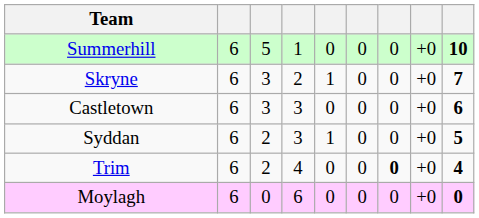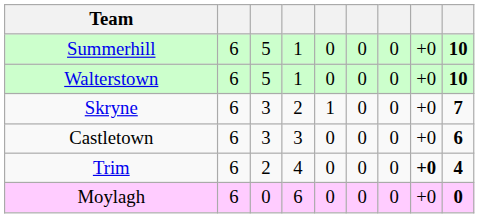+ row: (111, 78)
- row: (111, 138)
(394, 167) bold -> (394, 167) normal
(426, 167) normal -> (426, 167) bold
